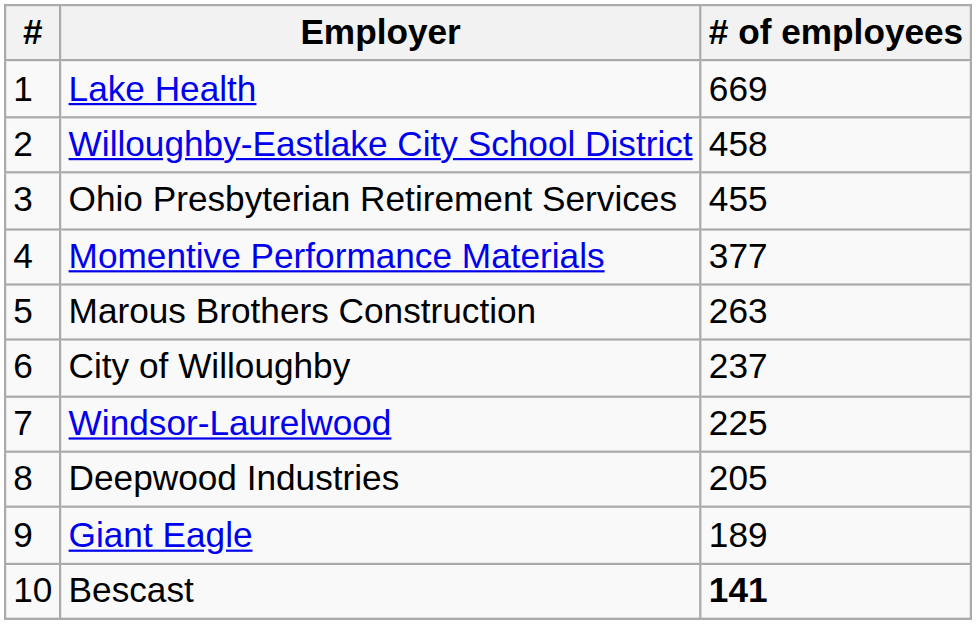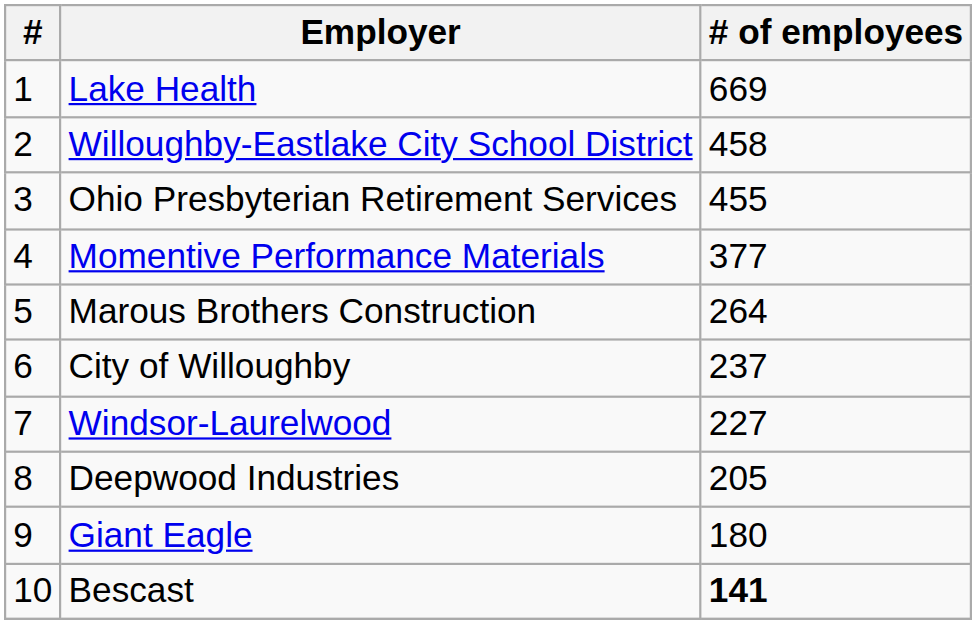(738, 311) 263 -> (738, 311) 264
(738, 423) 225 -> (738, 423) 227
(738, 534) 189 -> (738, 534) 180
